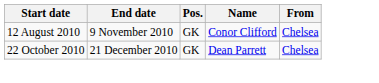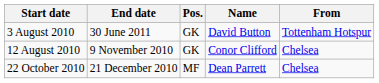+ row: (41, 31)
(191, 50) GK -> (191, 68) MF
